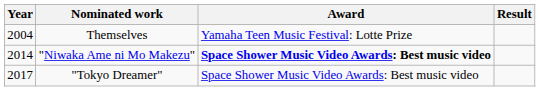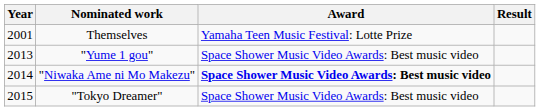(20, 34) 2004 -> (20, 34) 2001
+ row: (117, 55)
(20, 75) 2017 -> (20, 95) 2015
